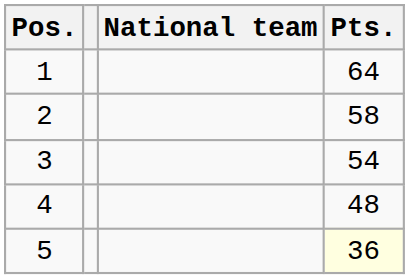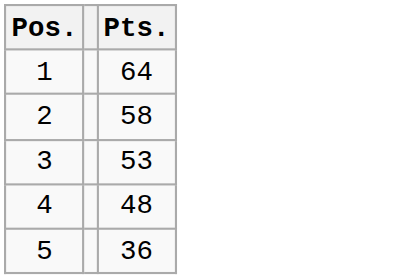- column: (211, 27)
(364, 162) 54 -> (136, 162) 53
(364, 251) lightyellow background -> (136, 251) no background
